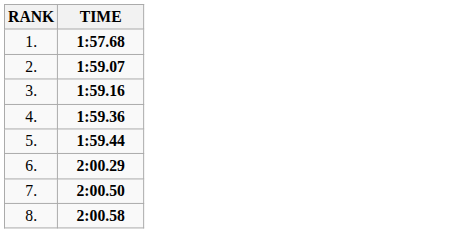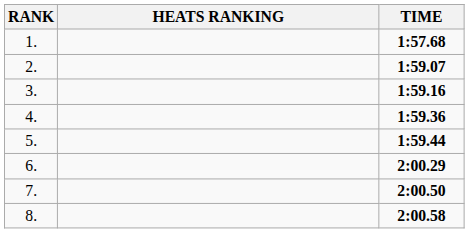+ column: (218, 16)
